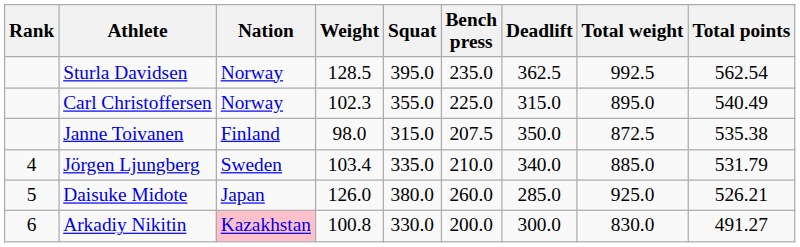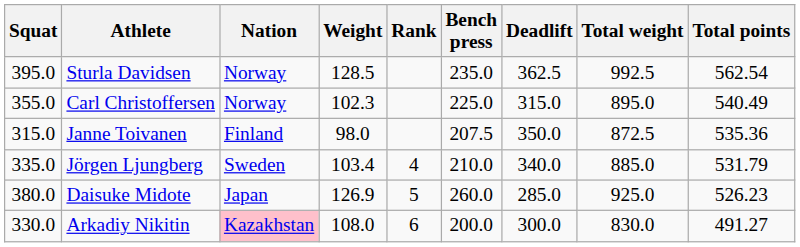columns swapped: (32, 30) <-> (412, 30)
(741, 133) 535.38 -> (741, 133) 535.36
(350, 195) 126.0 -> (353, 195) 126.9
(741, 195) 526.21 -> (741, 195) 526.23
(350, 225) 100.8 -> (353, 225) 108.0
